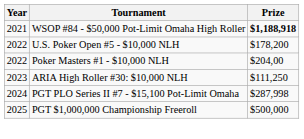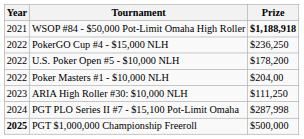+ row: (100, 45)
(17, 110) normal -> (17, 126) bold
